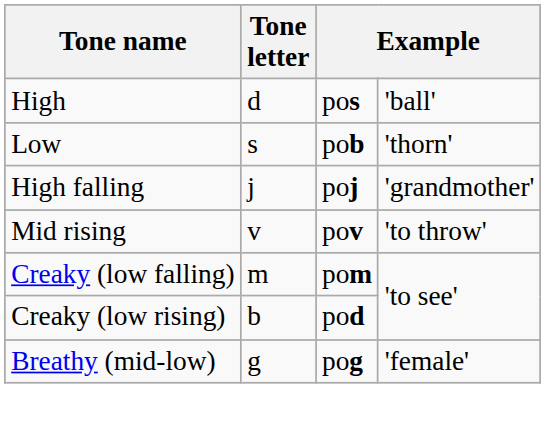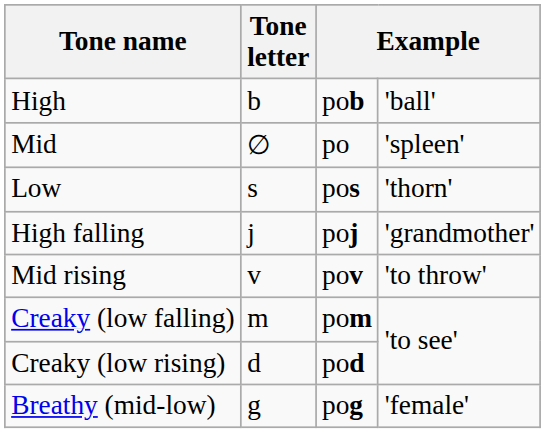(254, 100) d -> (254, 100) b
(341, 100) pos -> (343, 100) pob
+ row: (34, 144)
(343, 143) pob -> (341, 188) pos
(254, 317) b -> (254, 362) d
